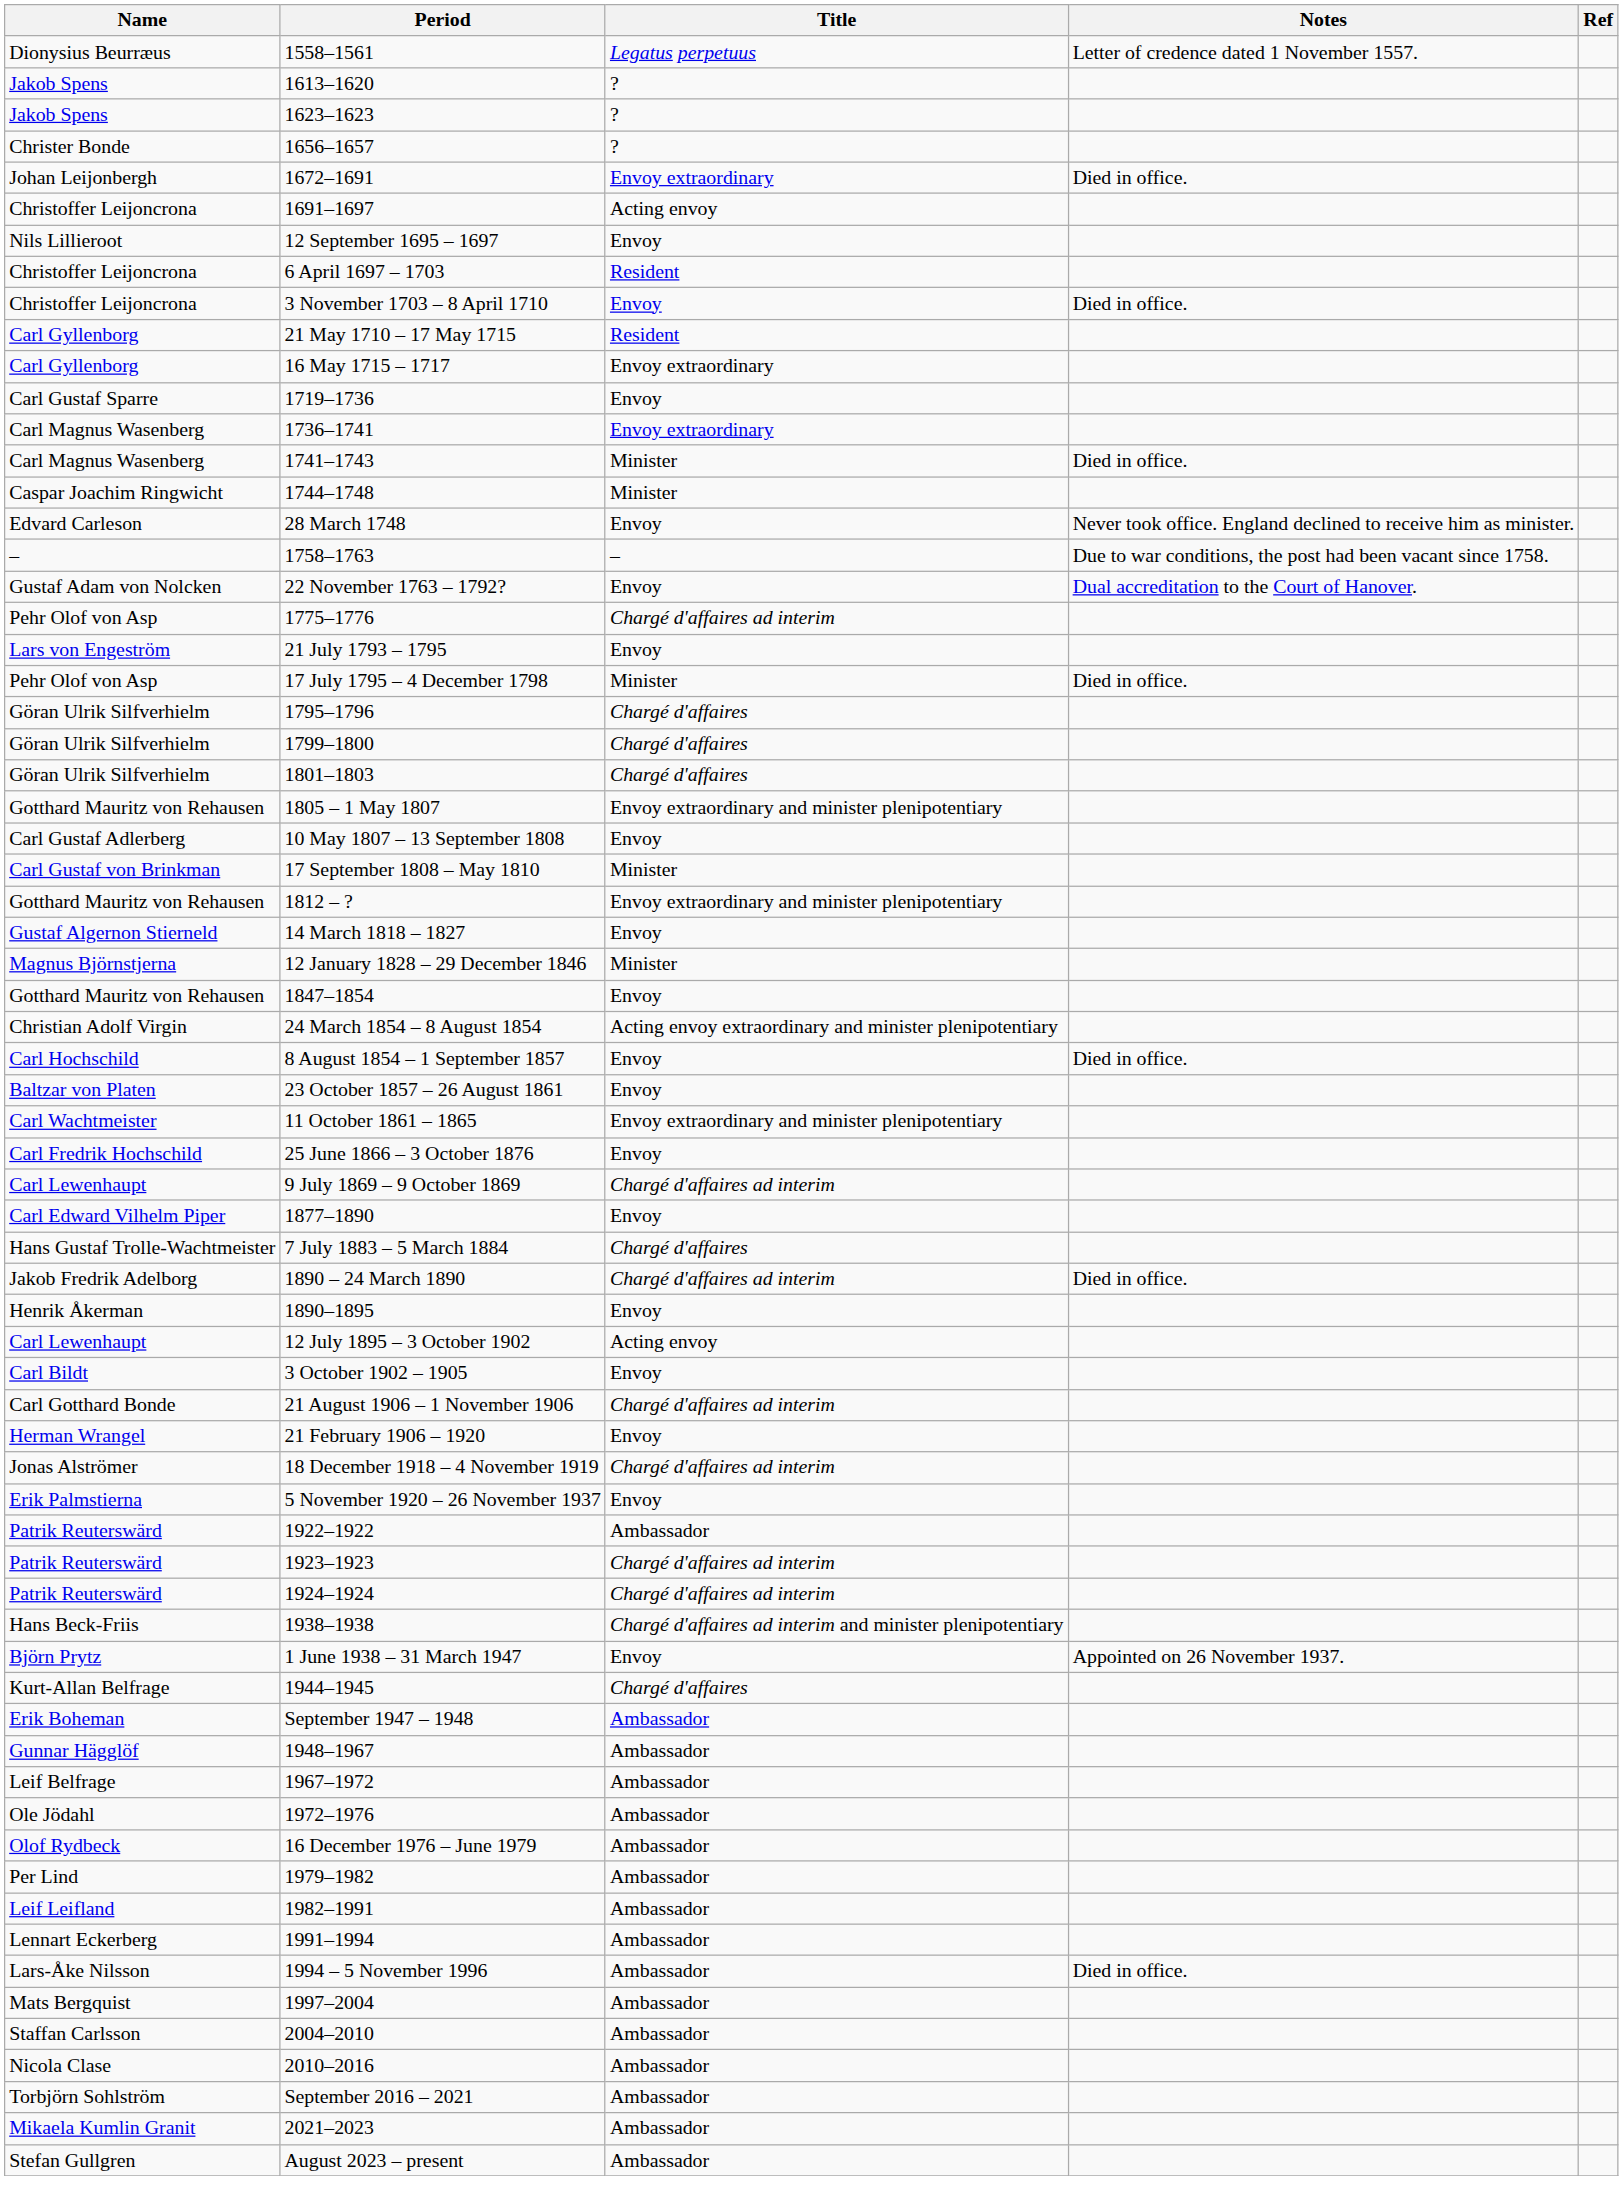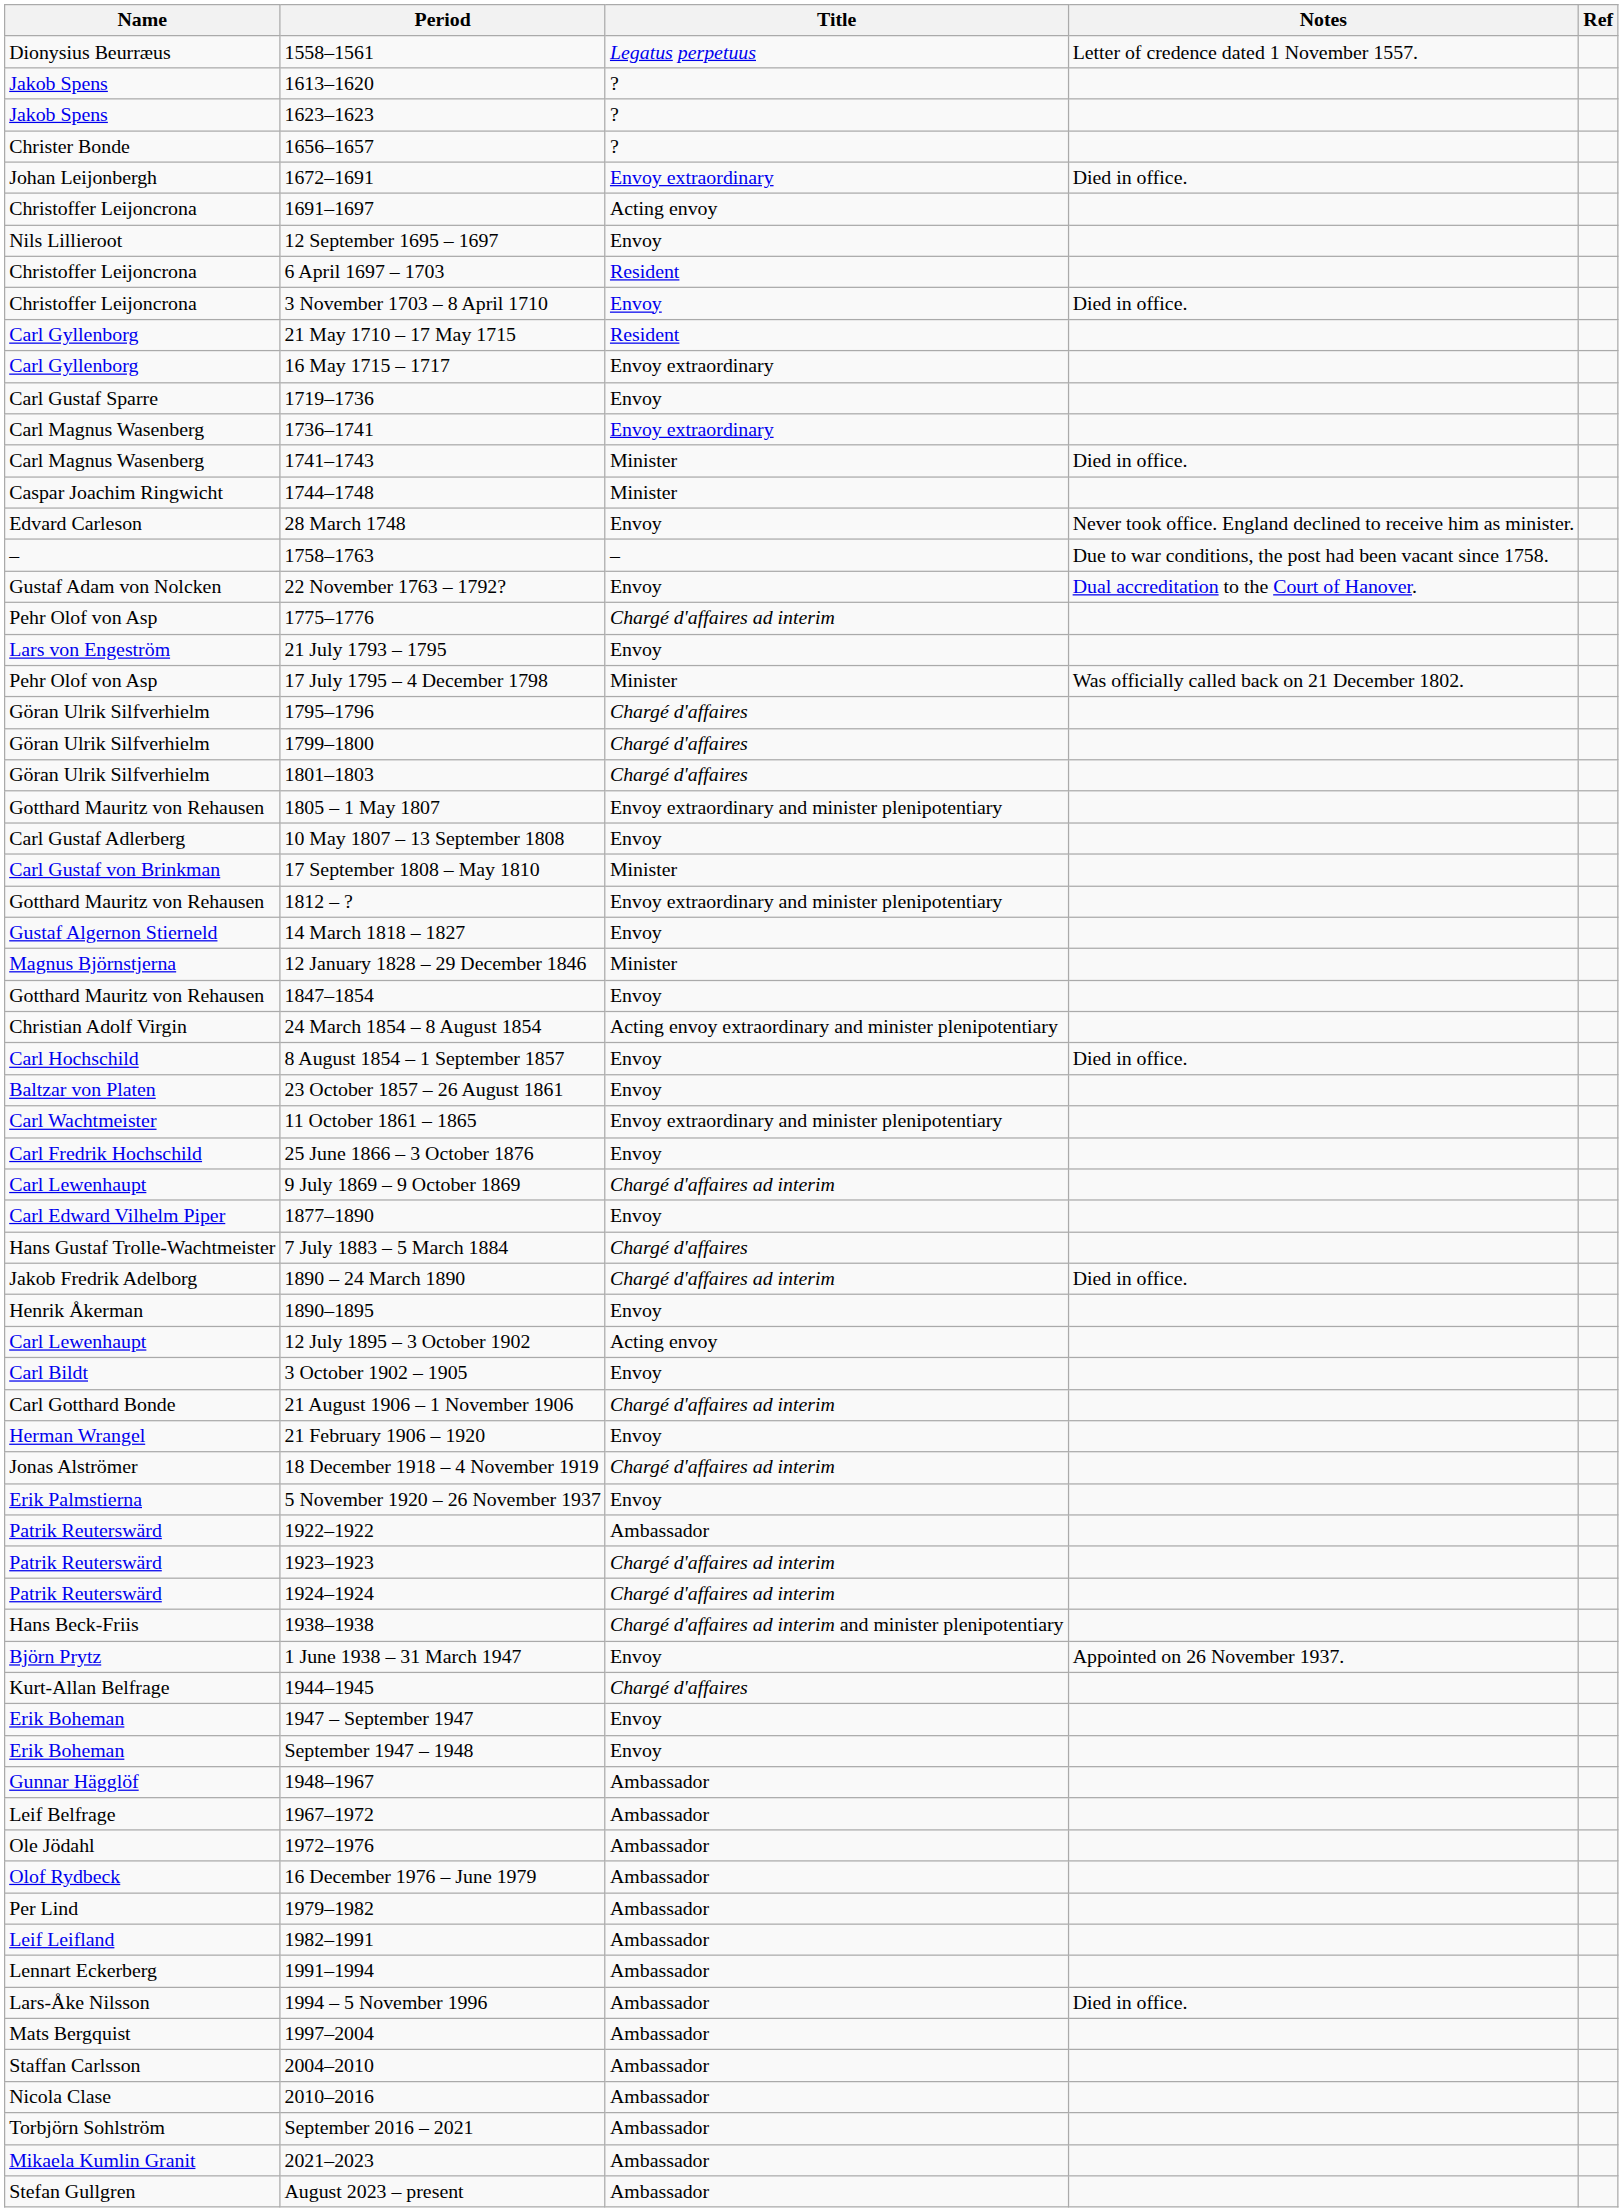(1130, 680) Died in office. -> (1268, 680) Was officially called back on 21 December 1802.
+ row: (379, 1719)
(660, 1719) Ambassador -> (636, 1750) Envoy
